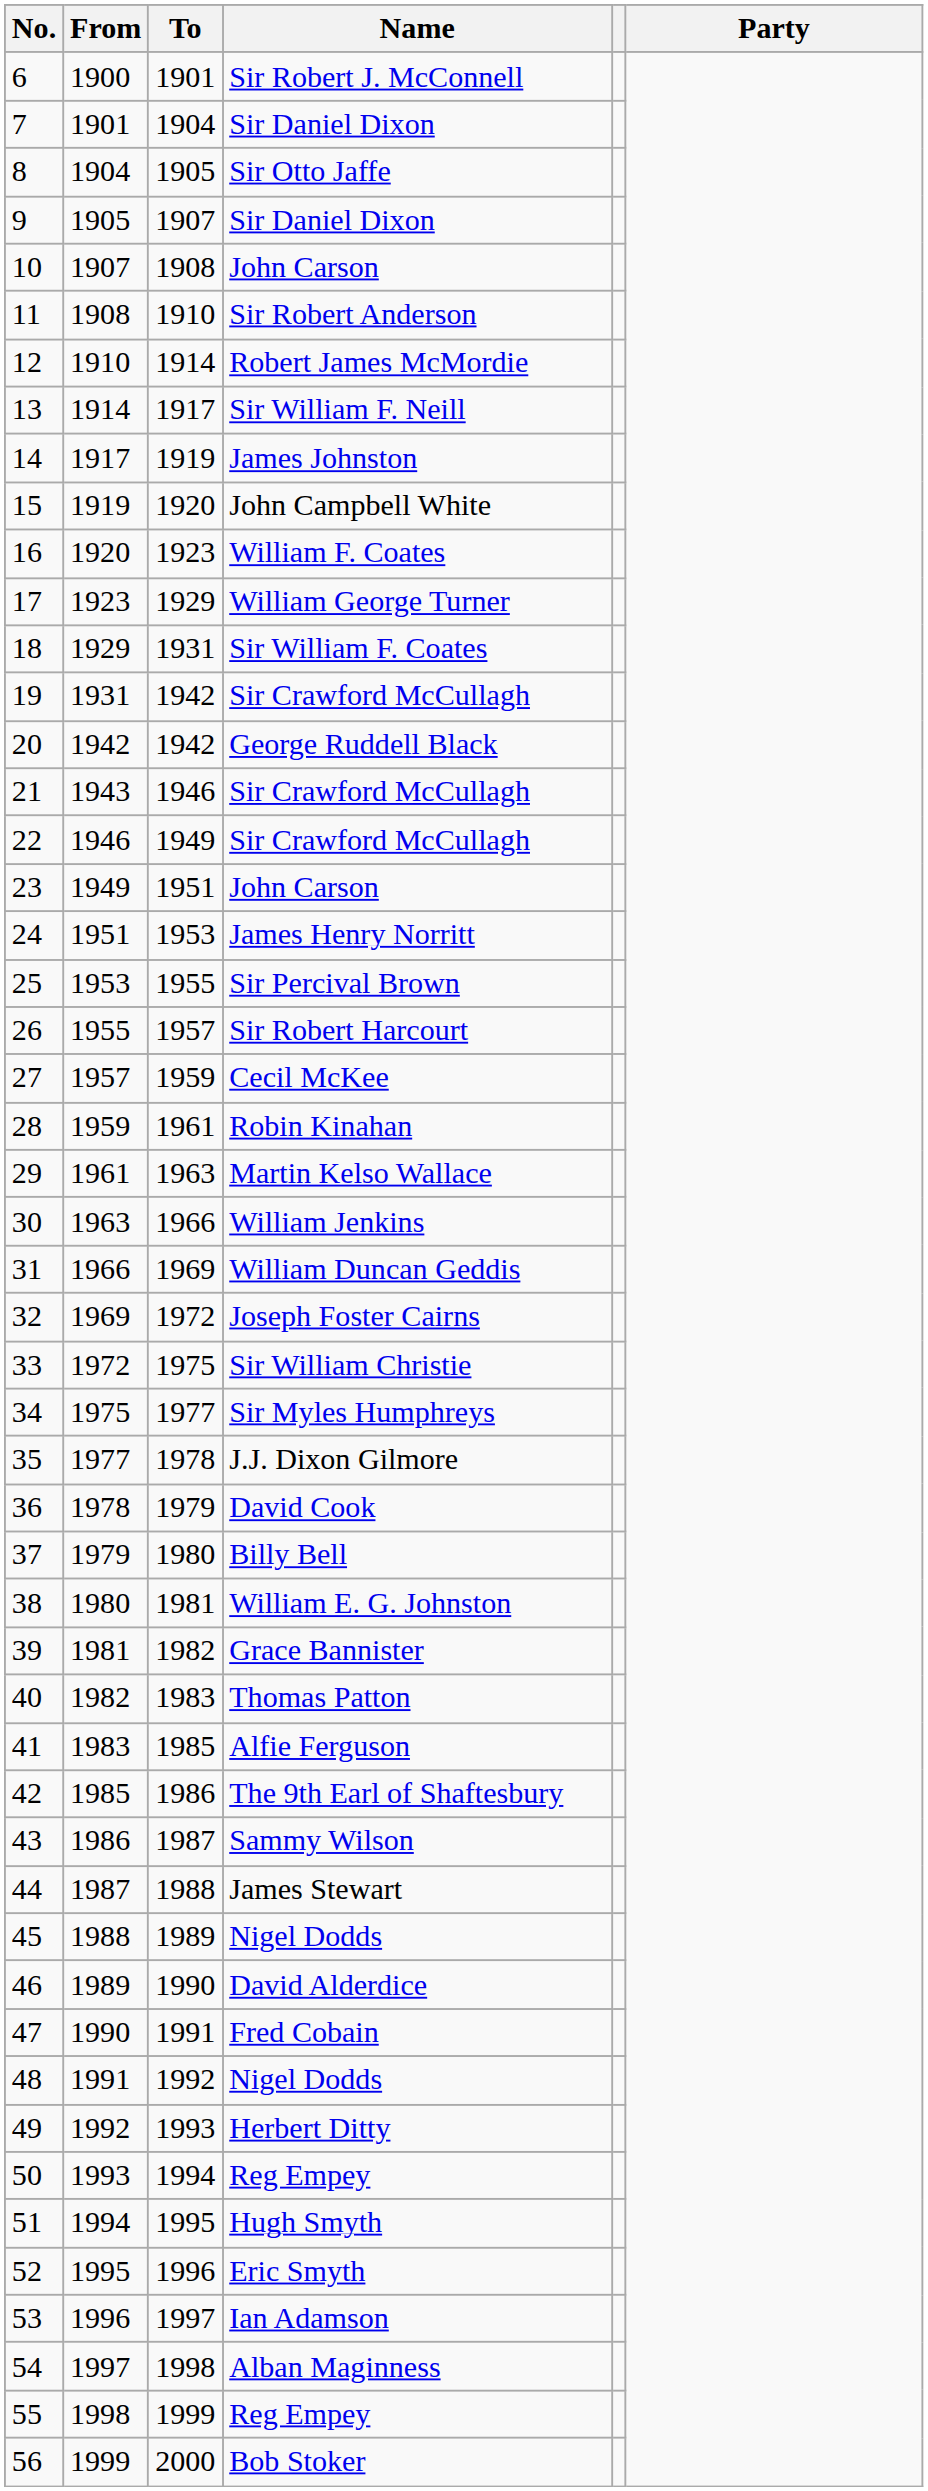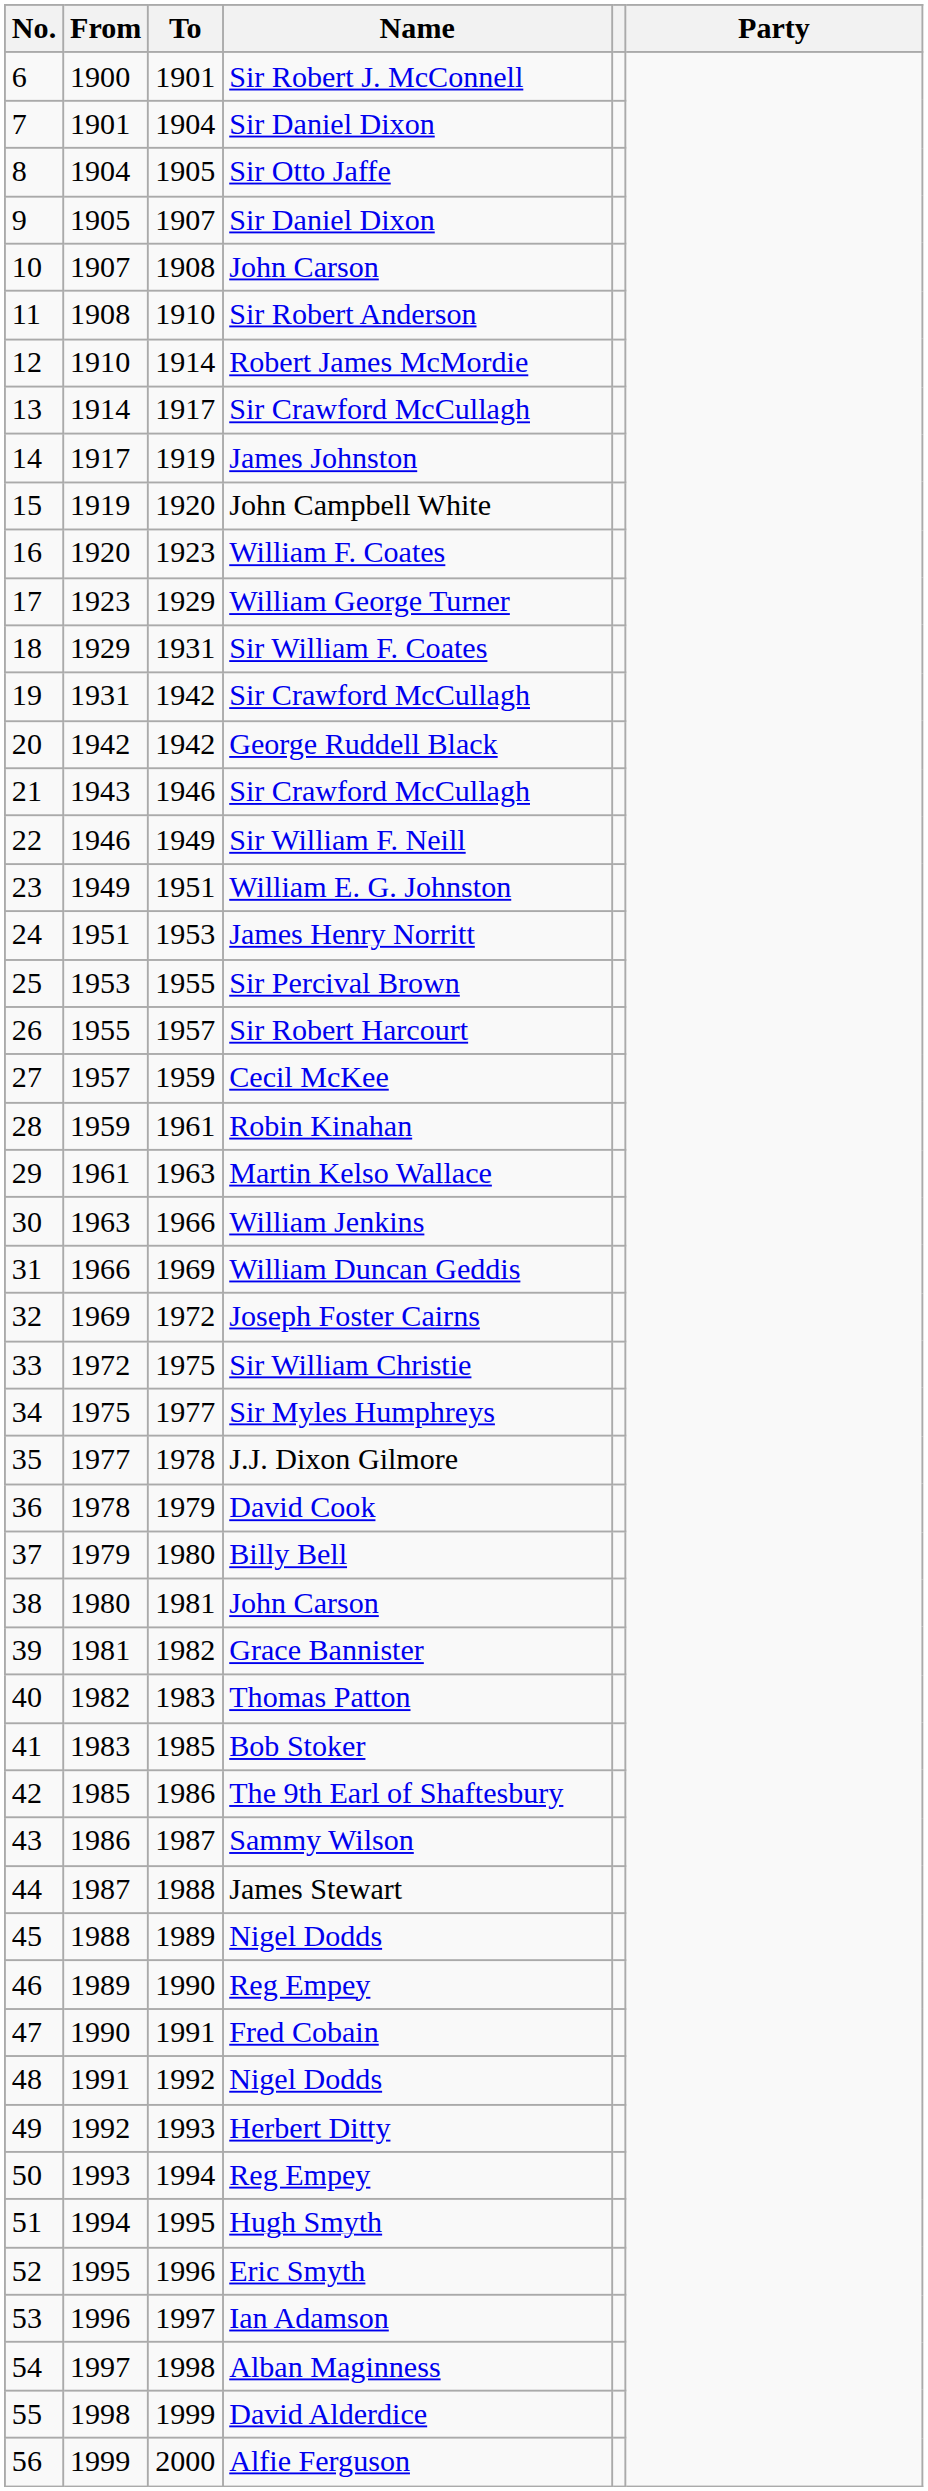(347, 409) Sir William F. Neill -> (380, 409) Sir Crawford McCullagh
(380, 839) Sir Crawford McCullagh -> (347, 839) Sir William F. Neill
(304, 887) John Carson -> (370, 887) William E. G. Johnston
(370, 1602) William E. G. Johnston -> (304, 1602) John Carson
(320, 1745) Alfie Ferguson -> (297, 1745) Bob Stoker
(328, 1984) David Alderdice -> (300, 1984) Reg Empey
(300, 2413) Reg Empey -> (328, 2413) David Alderdice
(297, 2461) Bob Stoker -> (320, 2461) Alfie Ferguson
